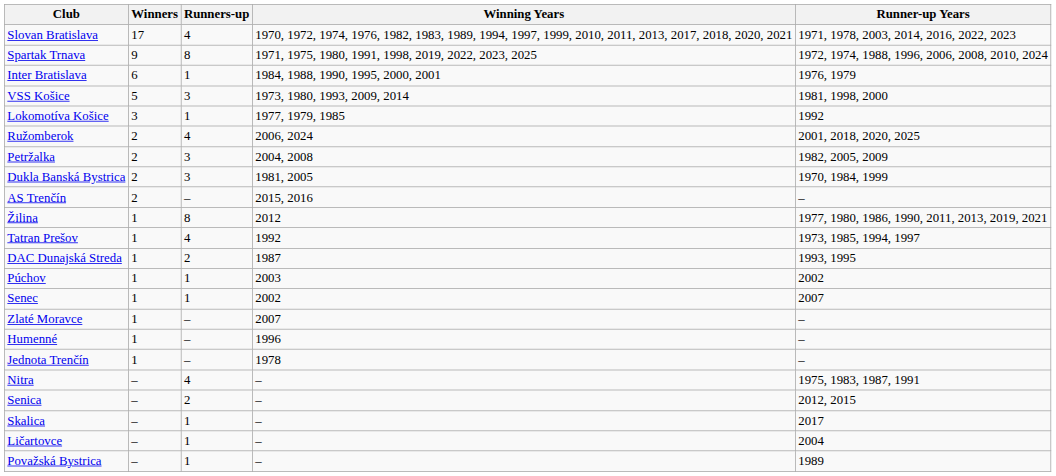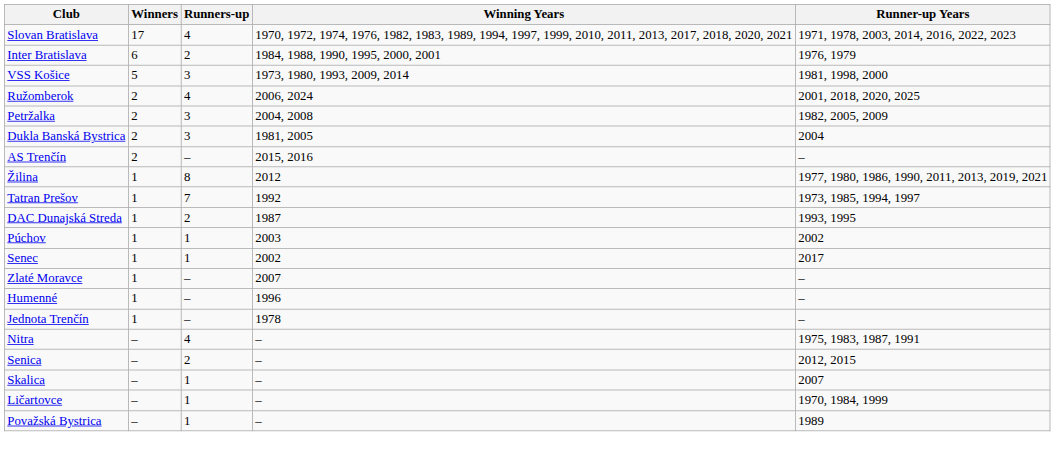- row: (46, 55)
(187, 75) 1 -> (187, 55) 2
- row: (58, 116)
(843, 177) 1970, 1984, 1999 -> (811, 136) 2004
(187, 237) 4 -> (187, 197) 7
(811, 298) 2007 -> (811, 258) 2017
(811, 420) 2017 -> (811, 380) 2007
(811, 440) 2004 -> (843, 400) 1970, 1984, 1999
